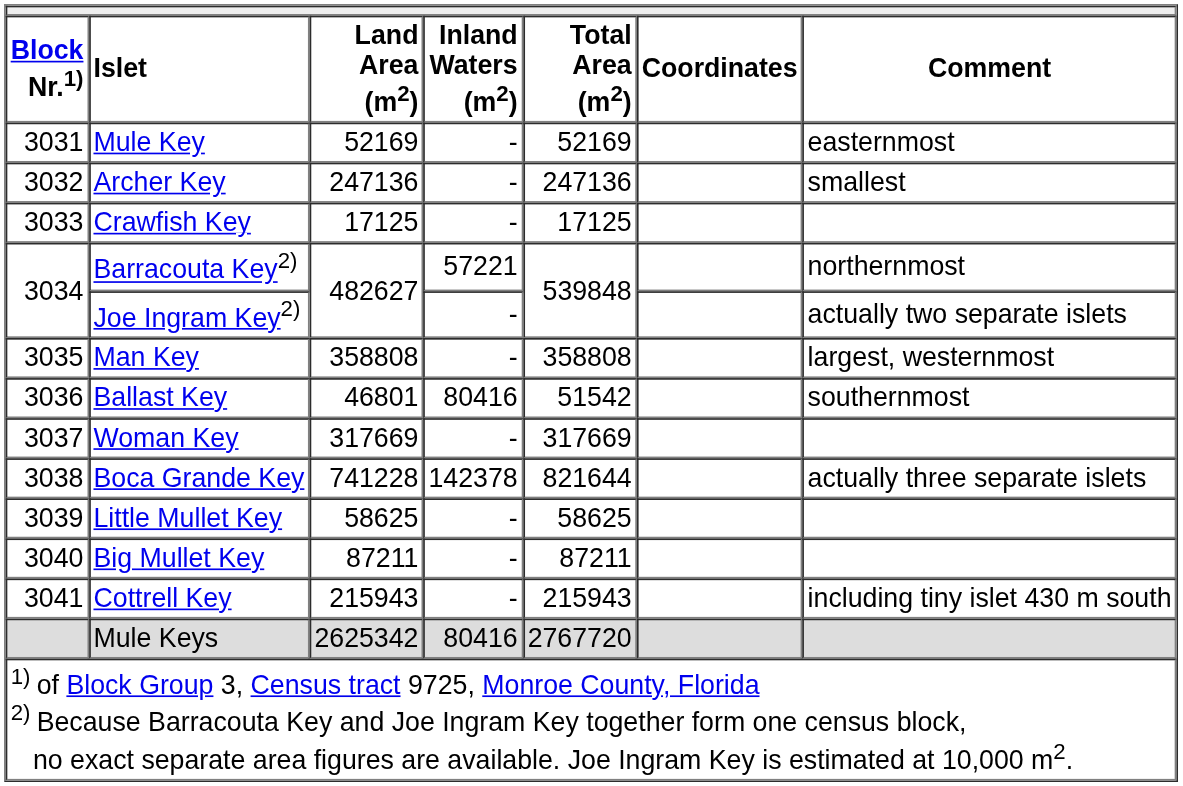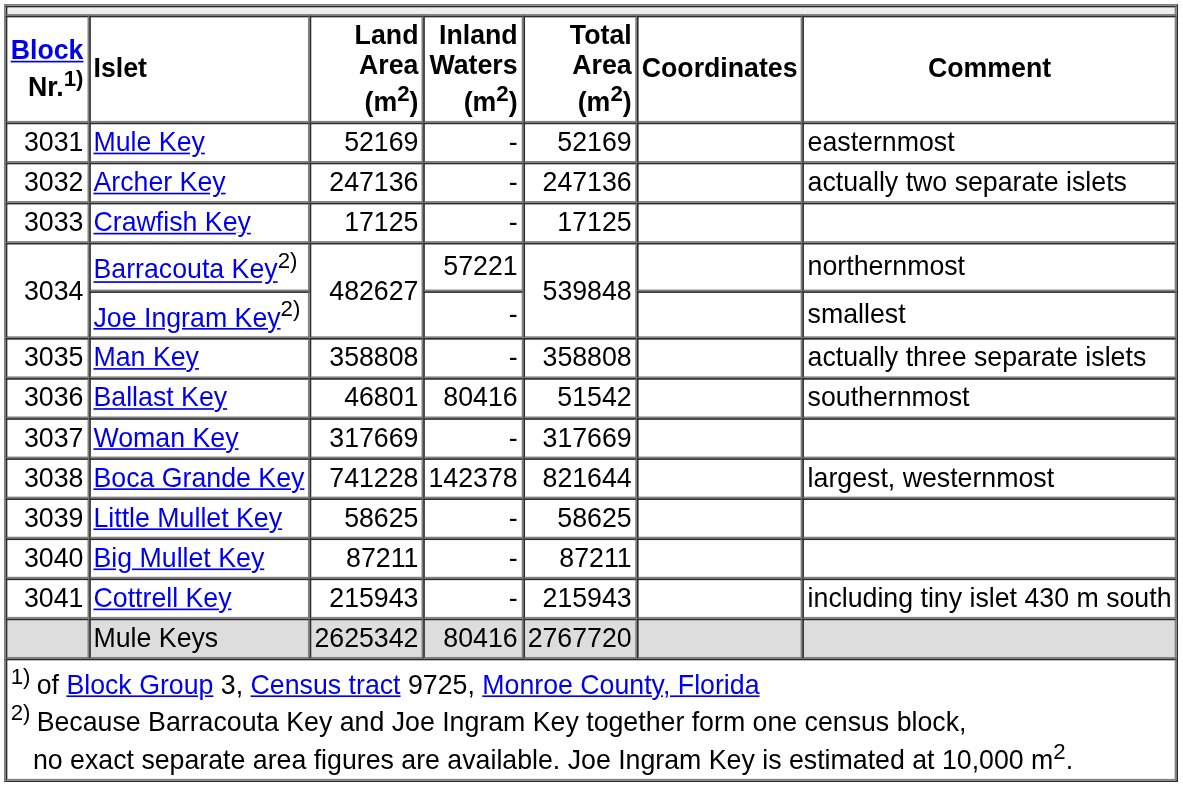(857, 182) smallest -> (967, 182) actually two separate islets
(967, 313) actually two separate islets -> (857, 313) smallest
(931, 357) largest, westernmost -> (977, 357) actually three separate islets
(977, 477) actually three separate islets -> (931, 477) largest, westernmost
